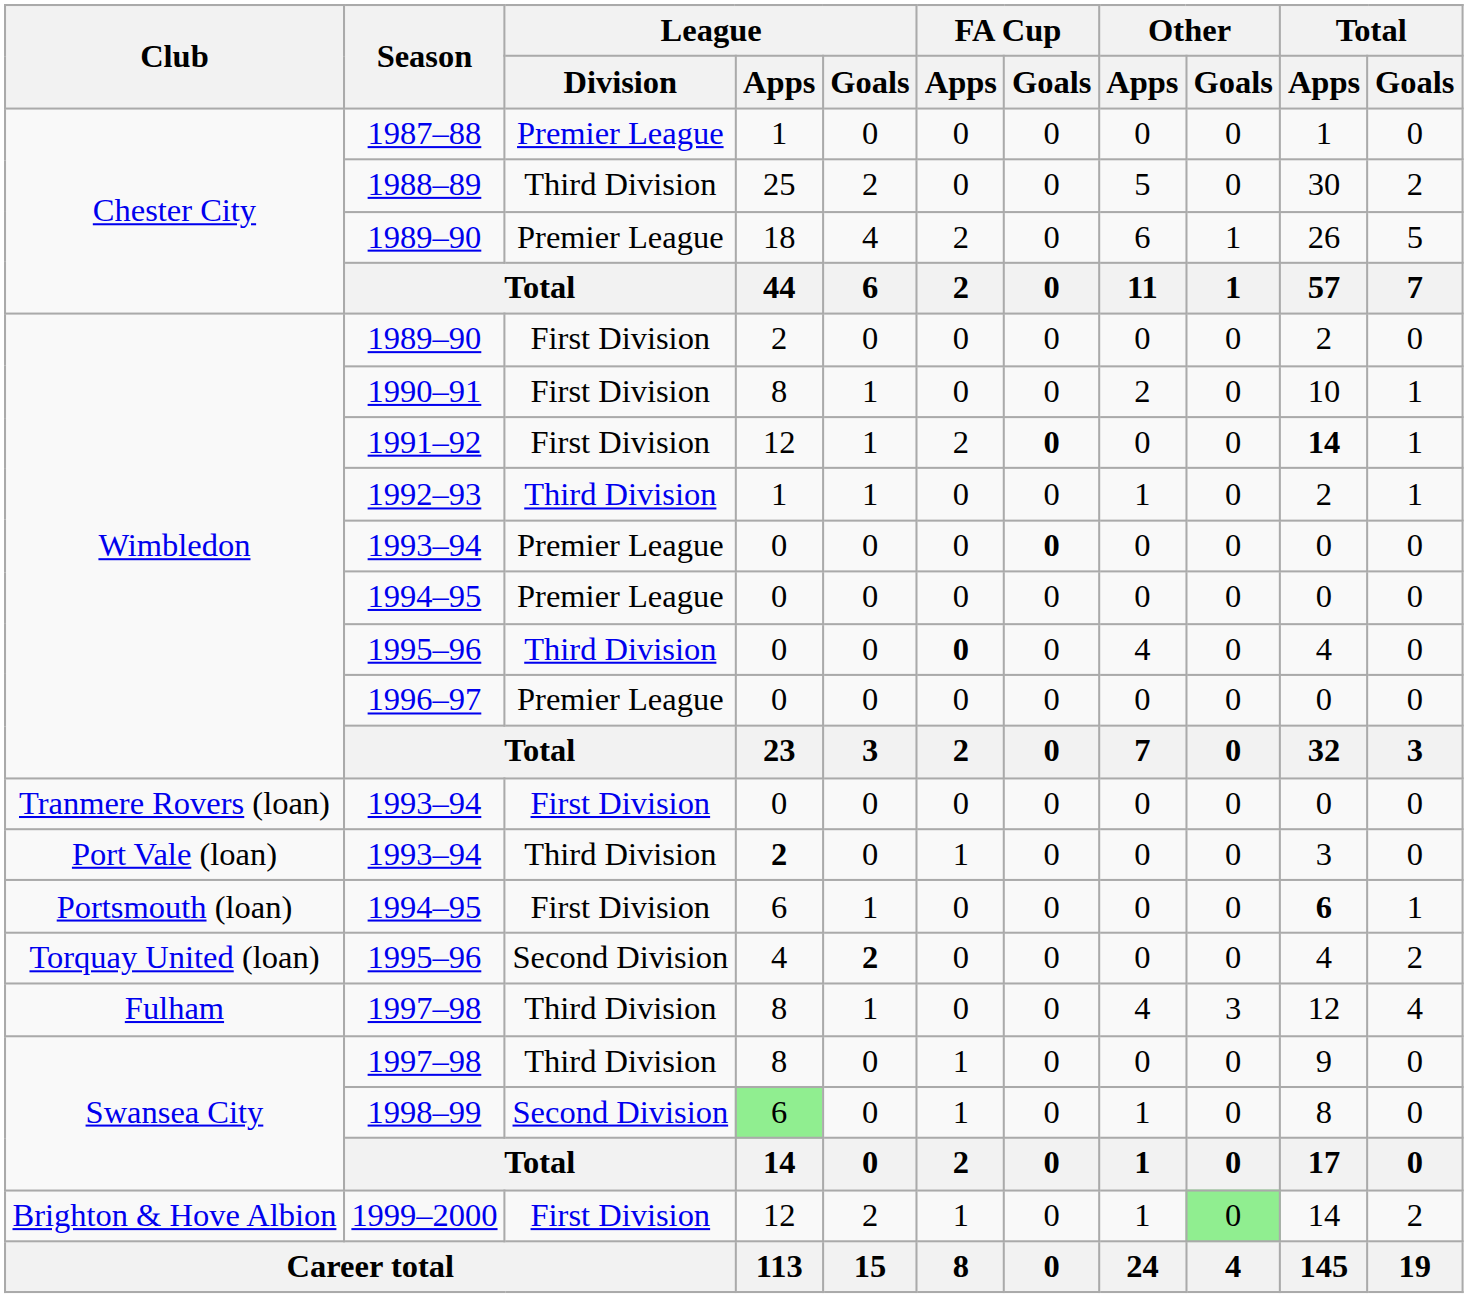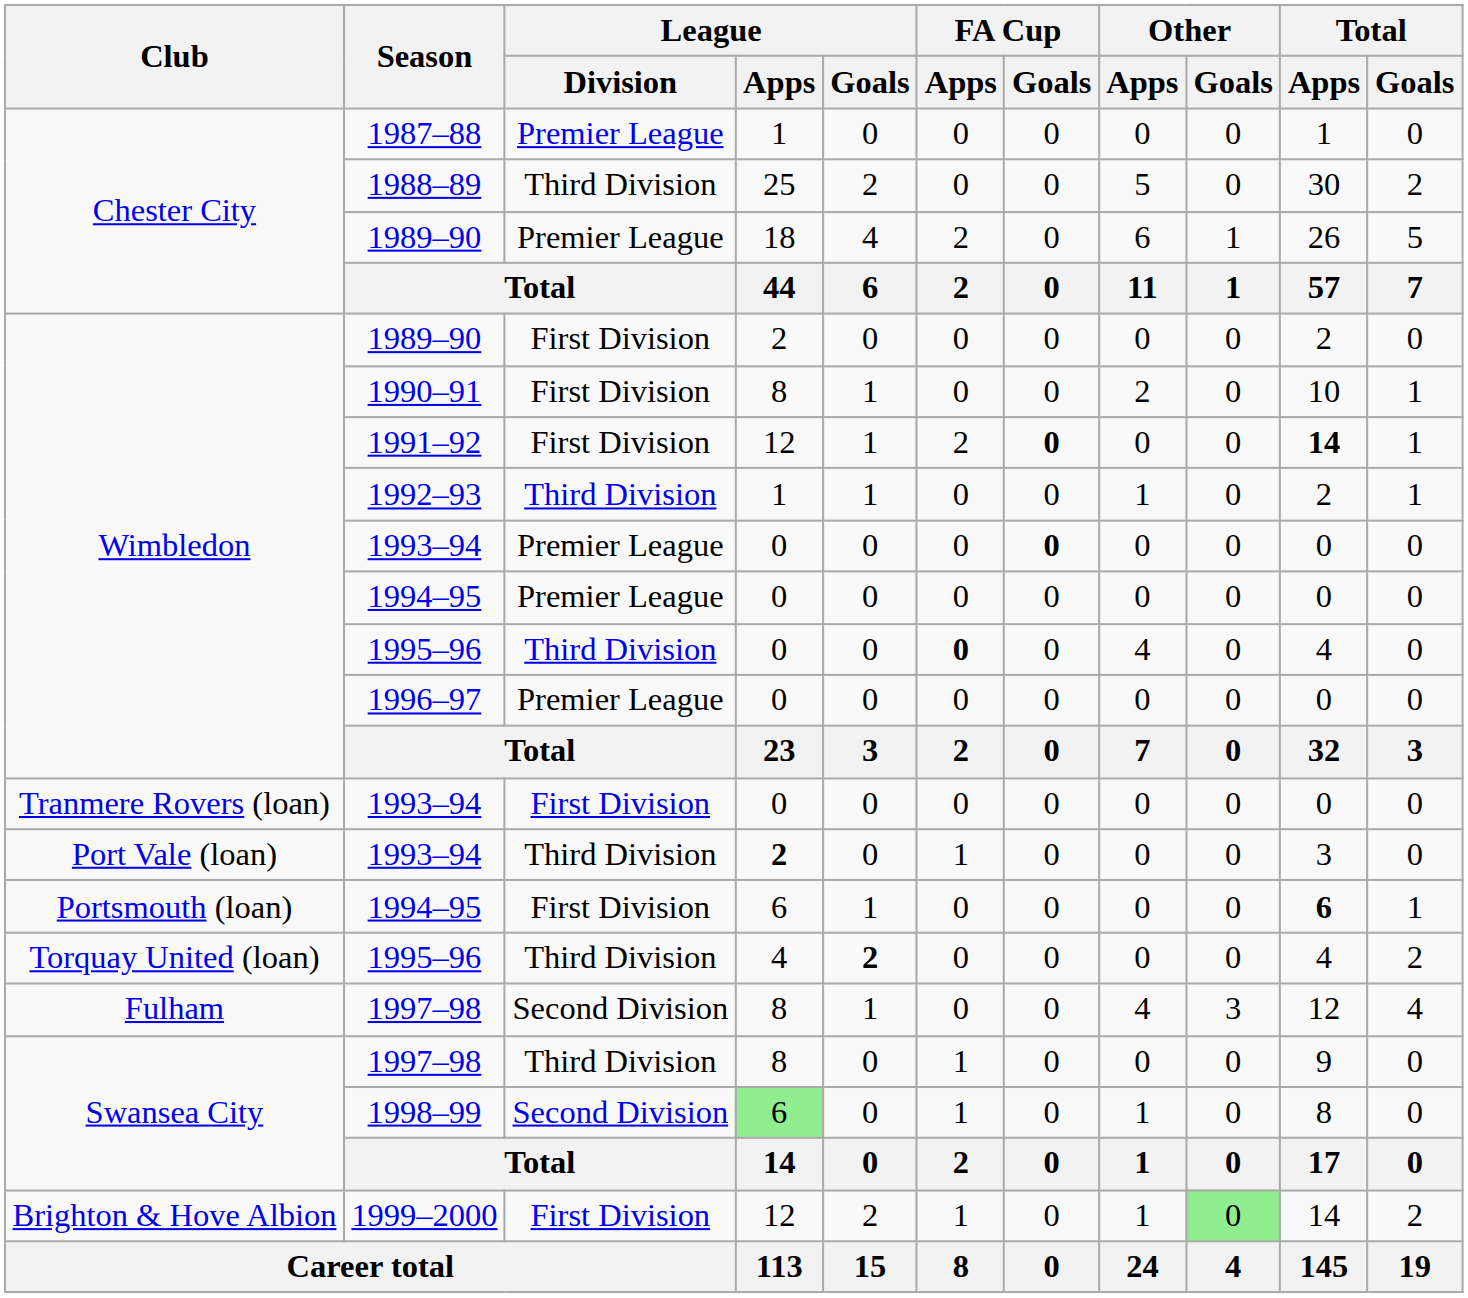(620, 957) Second Division -> (620, 957) Third Division
(620, 1008) Third Division -> (620, 1008) Second Division
